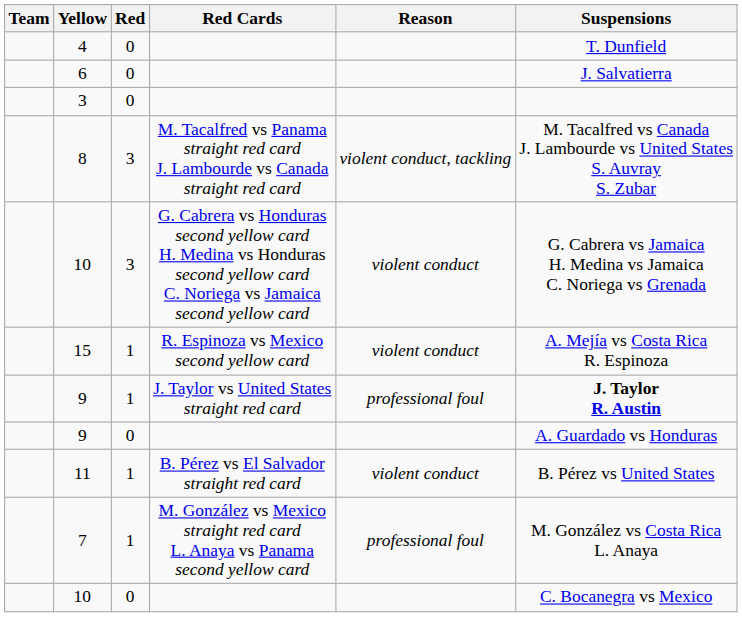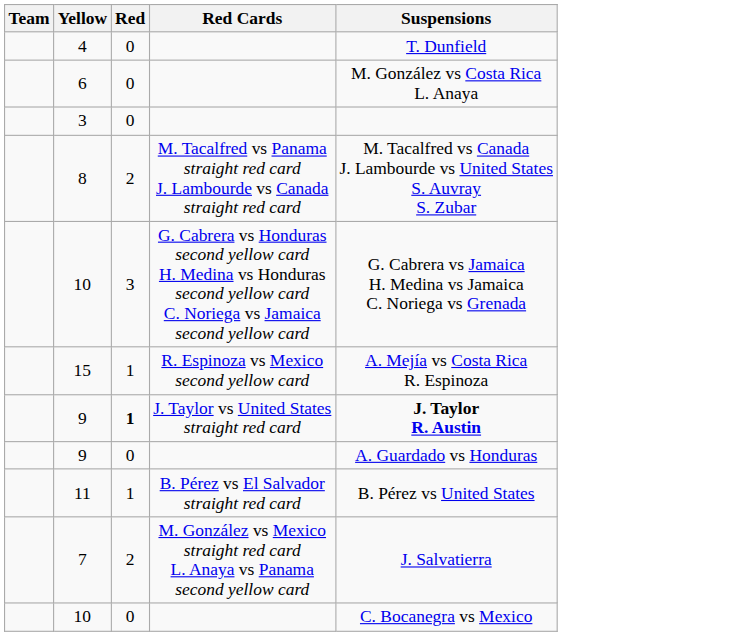- column: (425, 18)
(626, 73) J. Salvatierra -> (446, 83) M. González vs Costa Rica L. Anaya
(130, 158) 3 -> (130, 178) 2
(130, 398) normal -> (130, 417) bold
(130, 540) 1 -> (130, 559) 2
(626, 540) M. González vs Costa Rica L. Anaya -> (446, 559) J. Salvatierra
